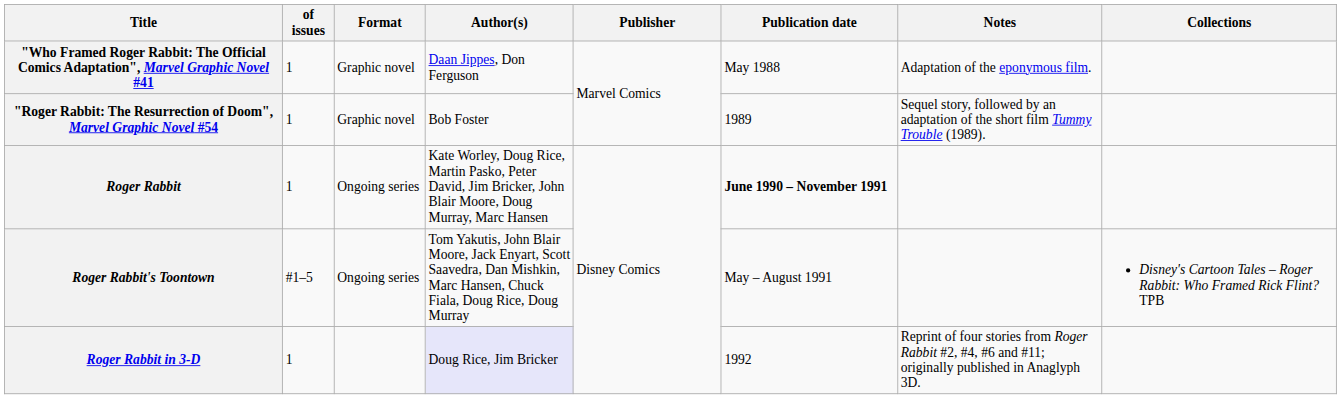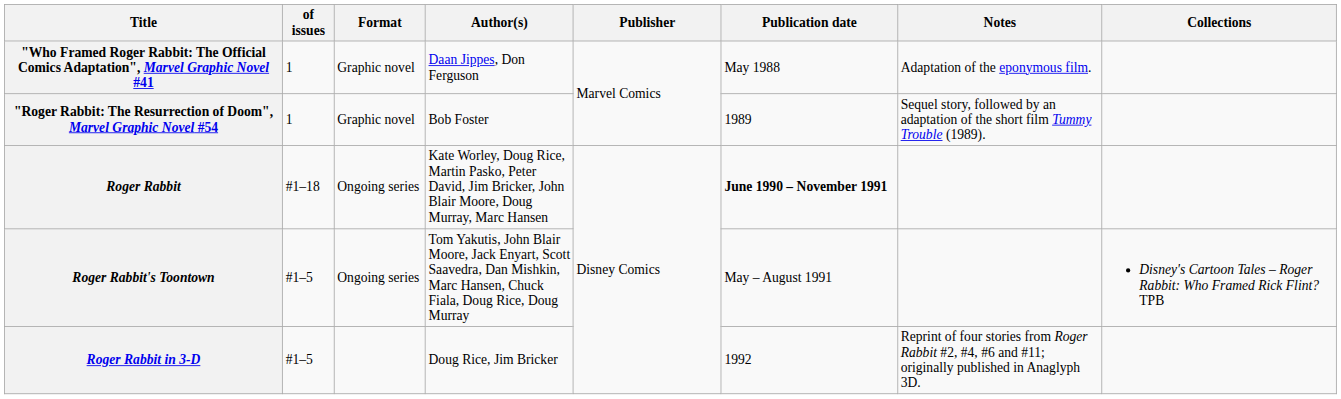(289, 187) 1 -> (303, 187) #1–18
(289, 360) 1 -> (299, 360) #1–5
(493, 360) lavender background -> (493, 360) no background
